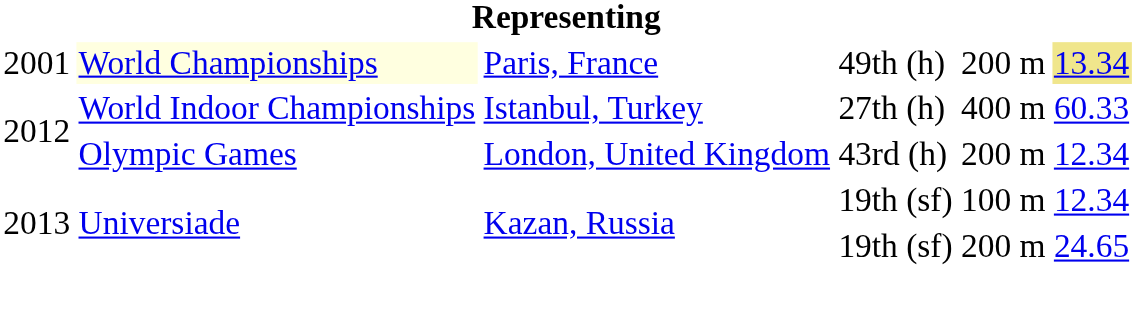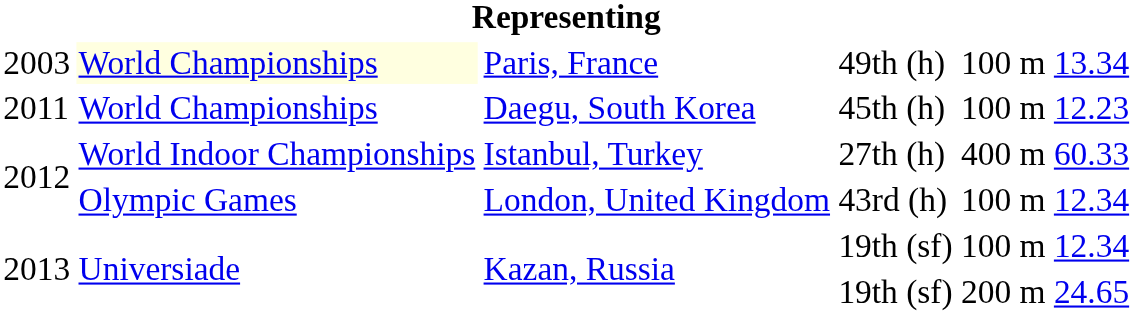(37, 62) 2001 -> (37, 62) 2003
(1003, 62) 200 m -> (1003, 62) 100 m
(1092, 62) khaki background -> (1092, 62) no background
+ row: (620, 108)
(1003, 154) 200 m -> (1003, 200) 100 m
